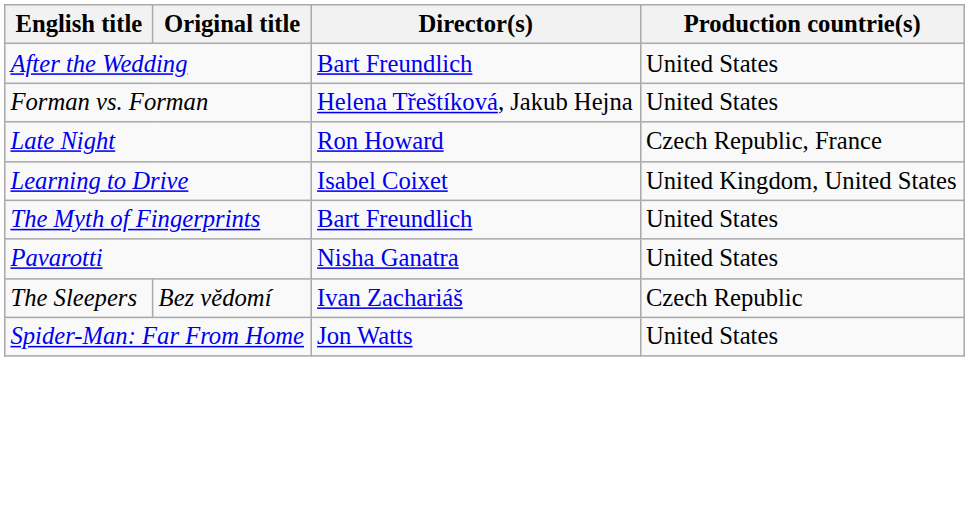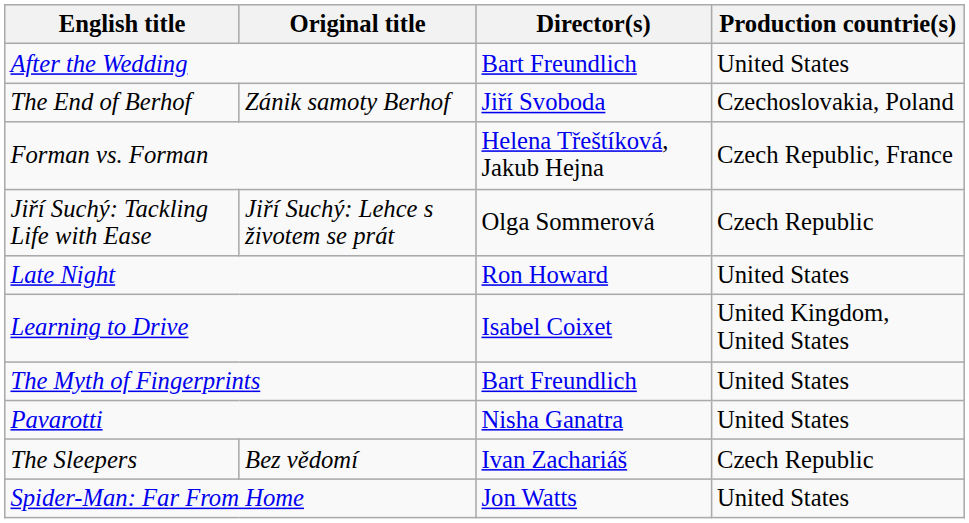+ row: (101, 102)
(712, 102) United States -> (835, 155) Czech Republic, France
+ row: (109, 221)
(764, 141) Czech Republic, France -> (783, 274) United States
